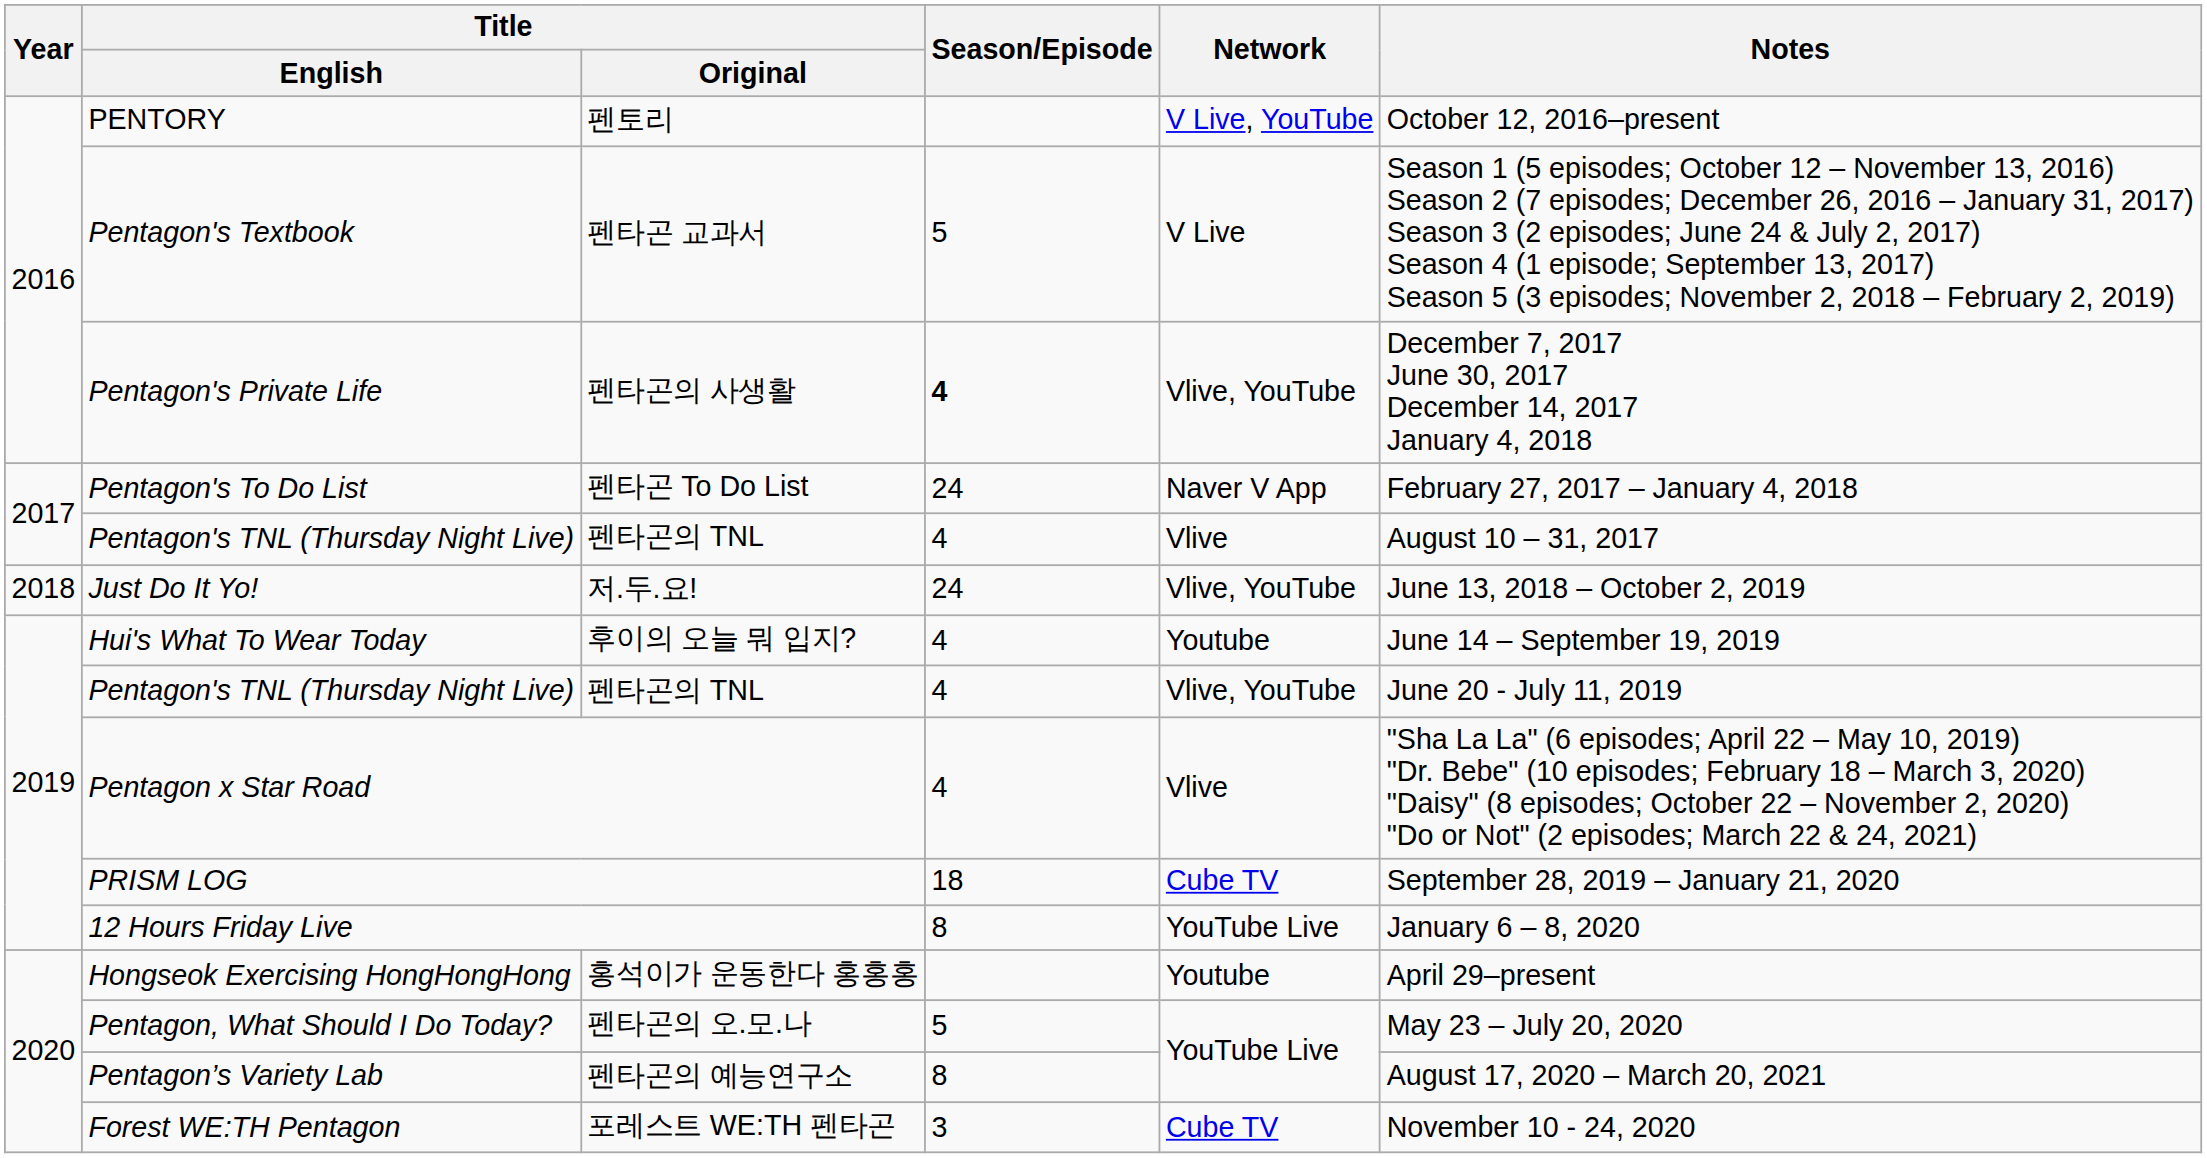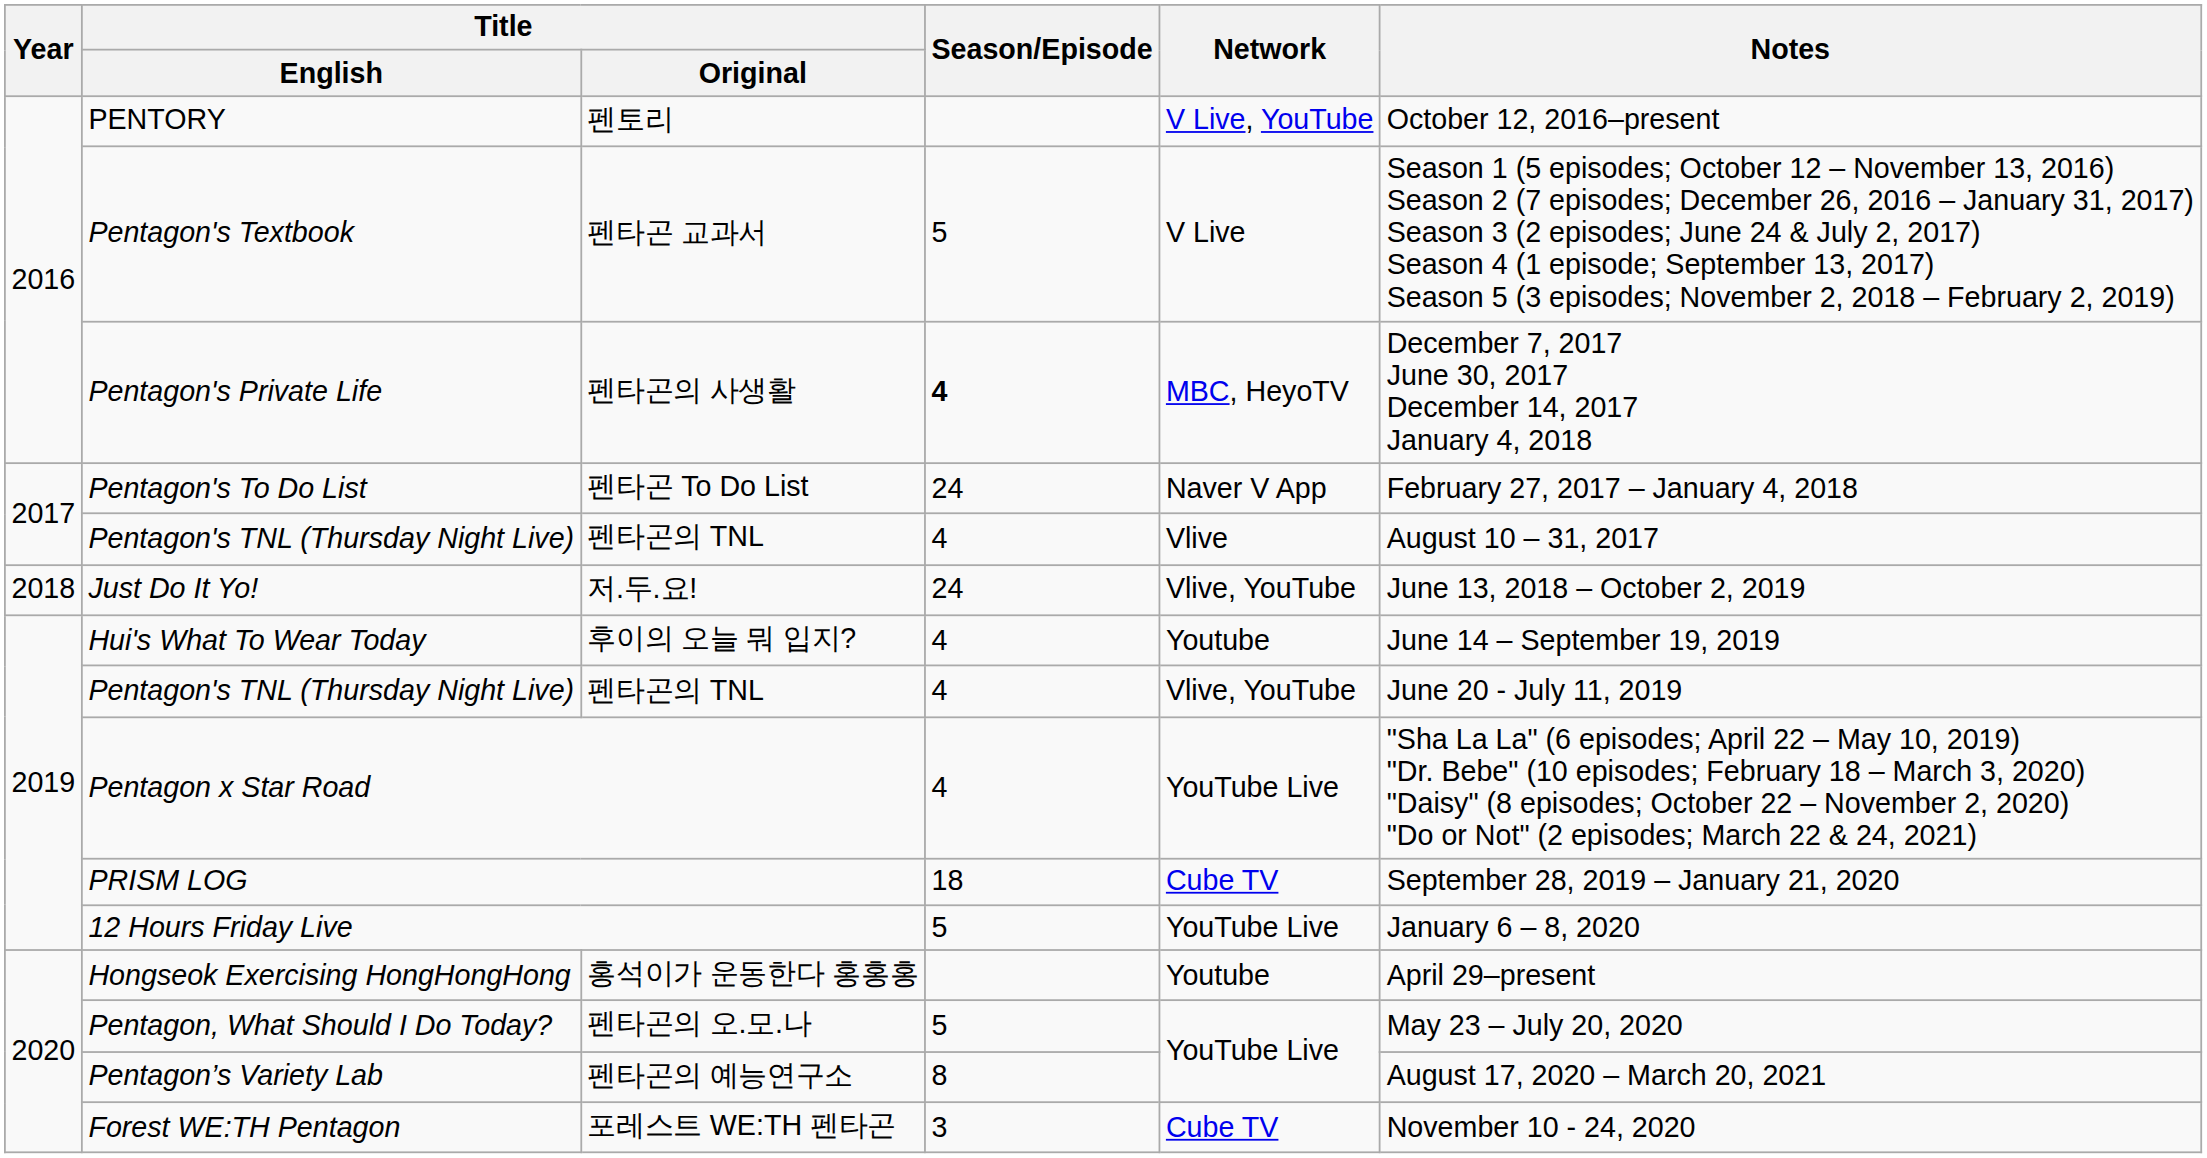(1261, 391) Vlive, YouTube -> (1257, 391) MBC, HeyoTV
(1197, 787) Vlive -> (1252, 787) YouTube Live
(939, 926) 8 -> (939, 926) 5
